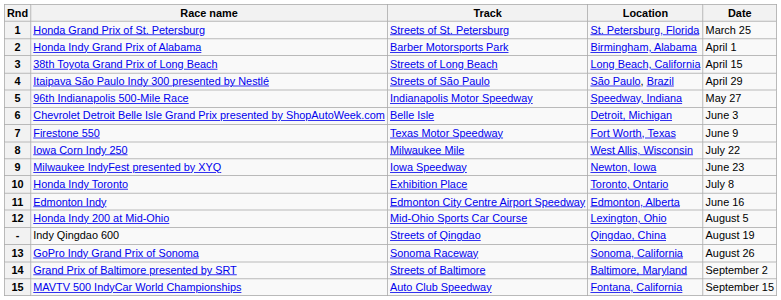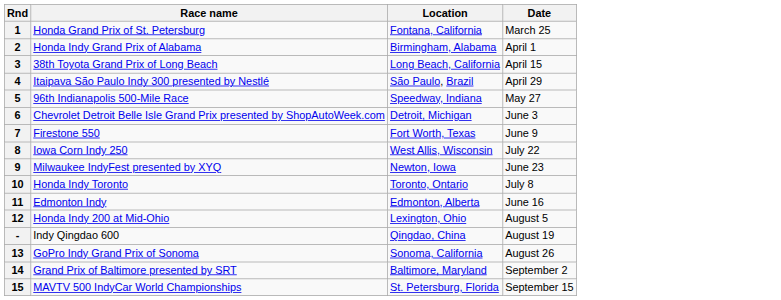- column: (488, 13)
(645, 30) St. Petersburg, Florida -> (436, 30) Fontana, California
(636, 287) Fontana, California -> (444, 287) St. Petersburg, Florida
